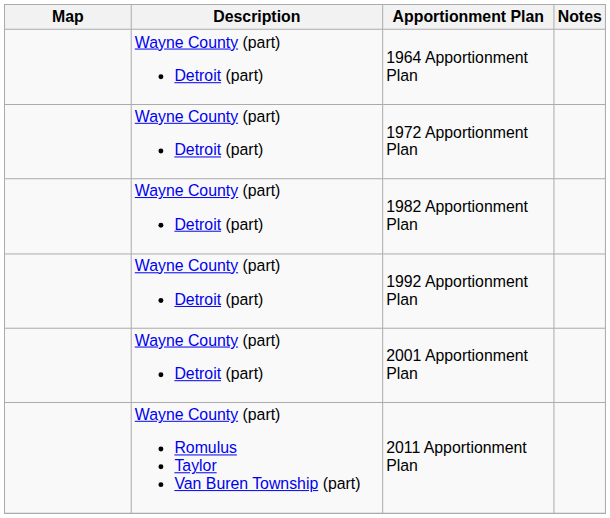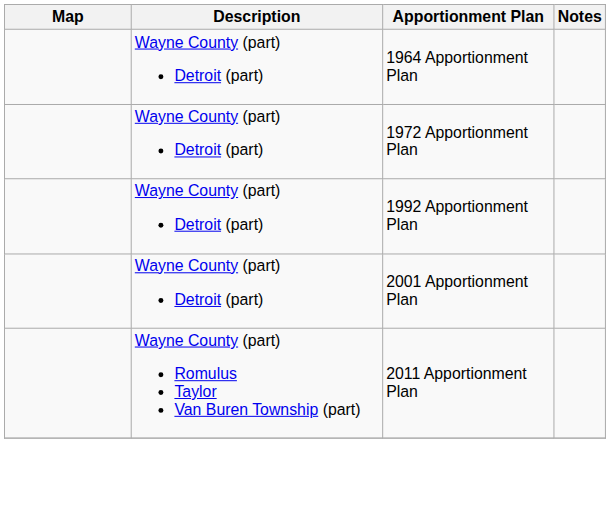- row: (457, 216)
